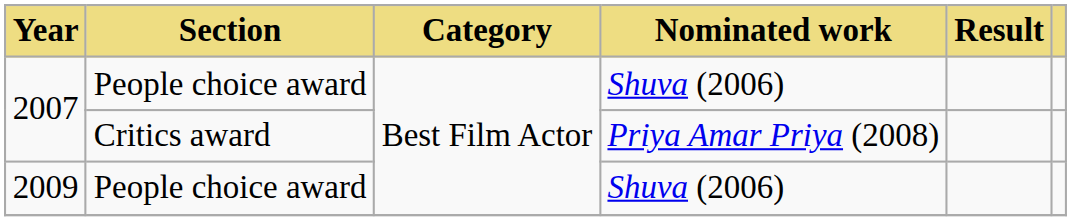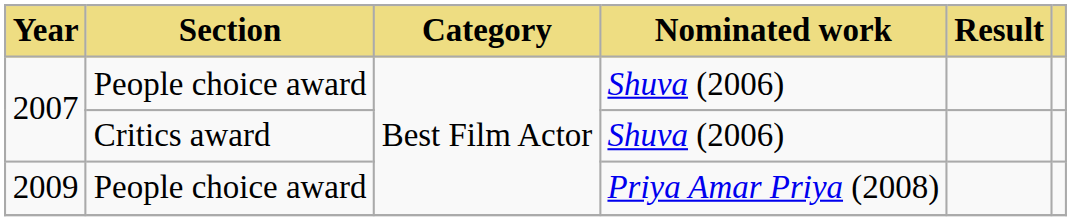(773, 135) Priya Amar Priya (2008) -> (696, 135) Shuva (2006)
(696, 187) Shuva (2006) -> (773, 187) Priya Amar Priya (2008)
